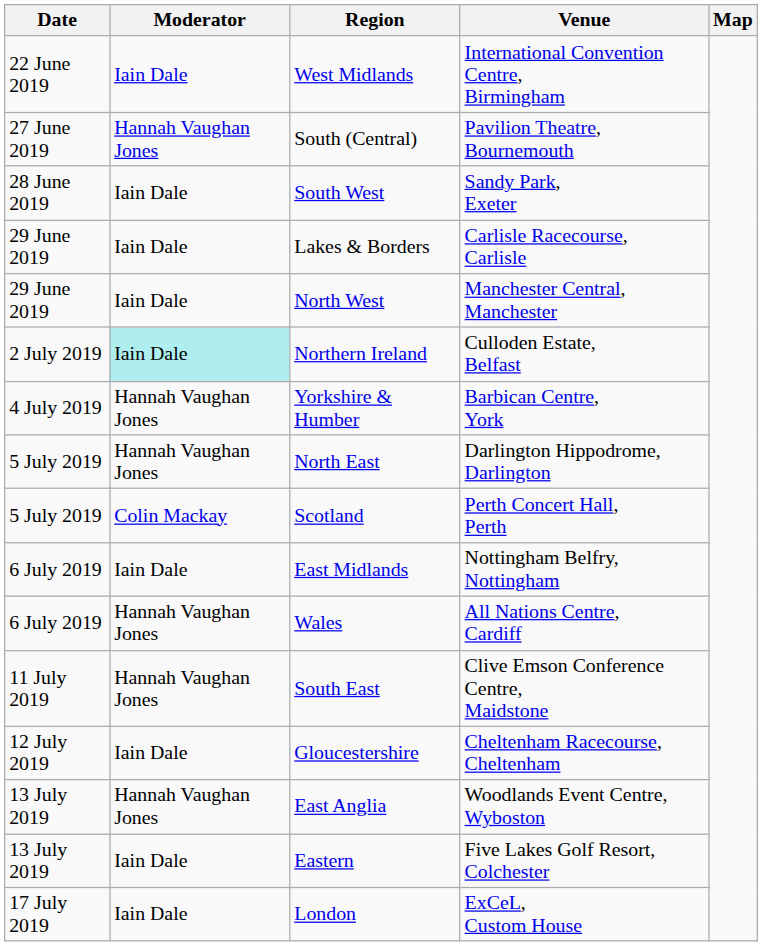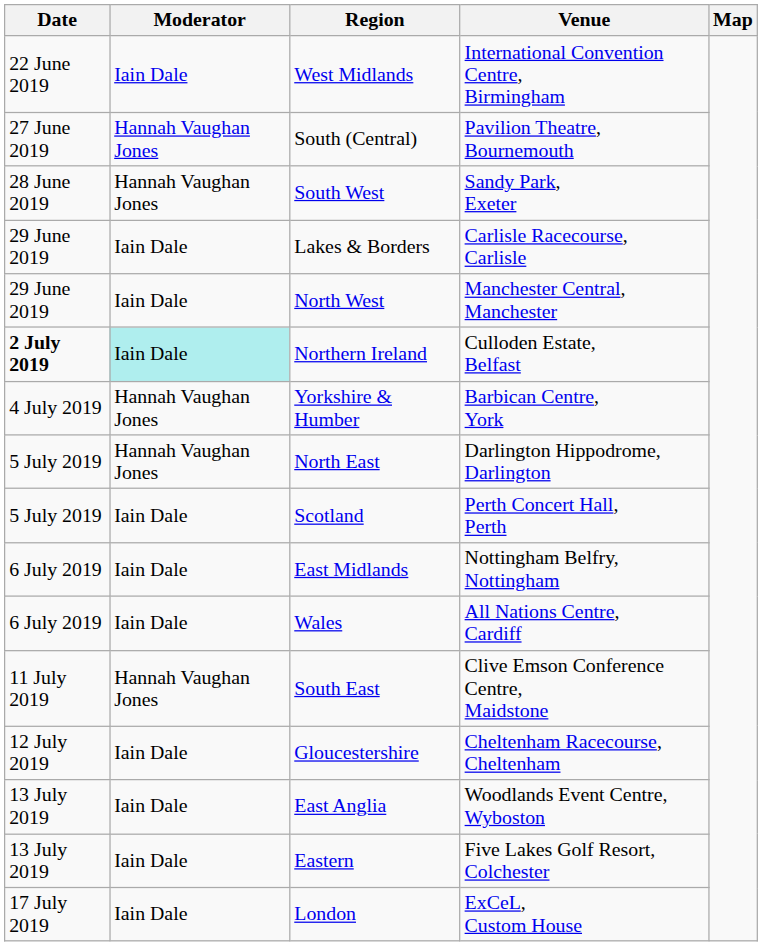(151, 192) Iain Dale -> (182, 192) Hannah Vaughan Jones
(55, 354) normal -> (35, 354) bold
(171, 515) Colin Mackay -> (151, 515) Iain Dale
(182, 623) Hannah Vaughan Jones -> (151, 623) Iain Dale
(182, 806) Hannah Vaughan Jones -> (151, 806) Iain Dale
